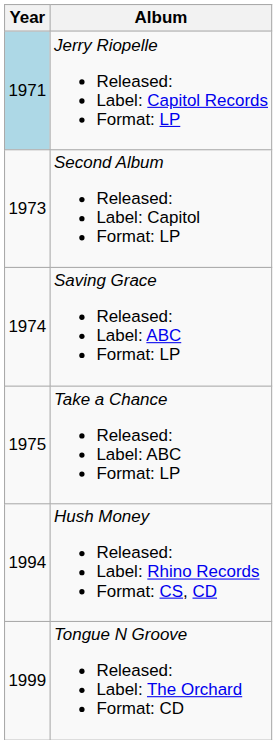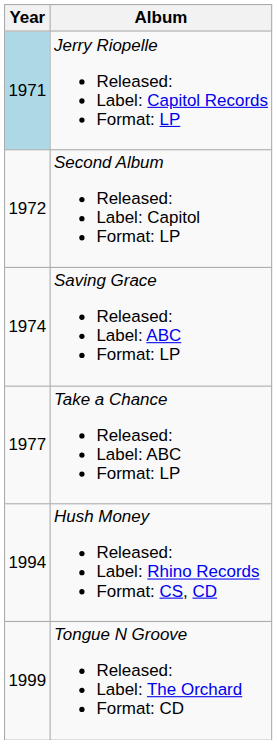(27, 208) 1973 -> (27, 208) 1972
(27, 444) 1975 -> (27, 444) 1977
